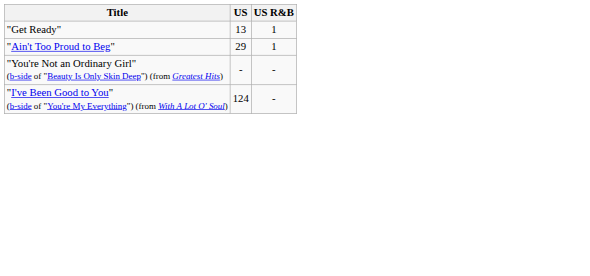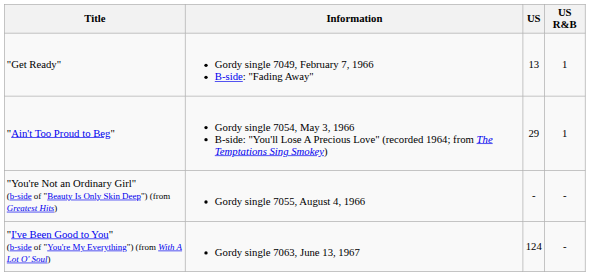+ column: (354, 19)
